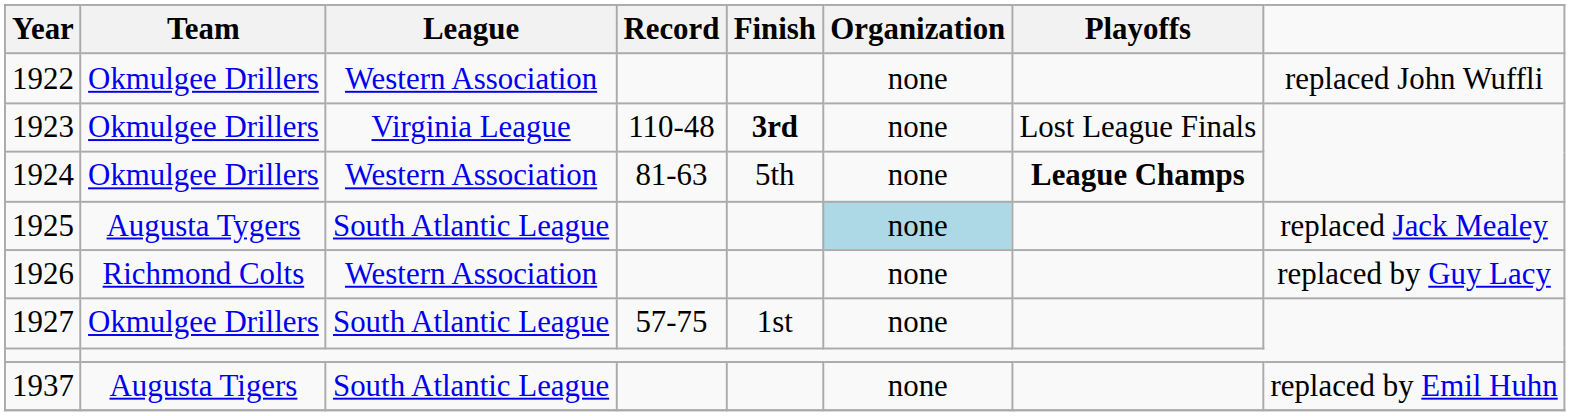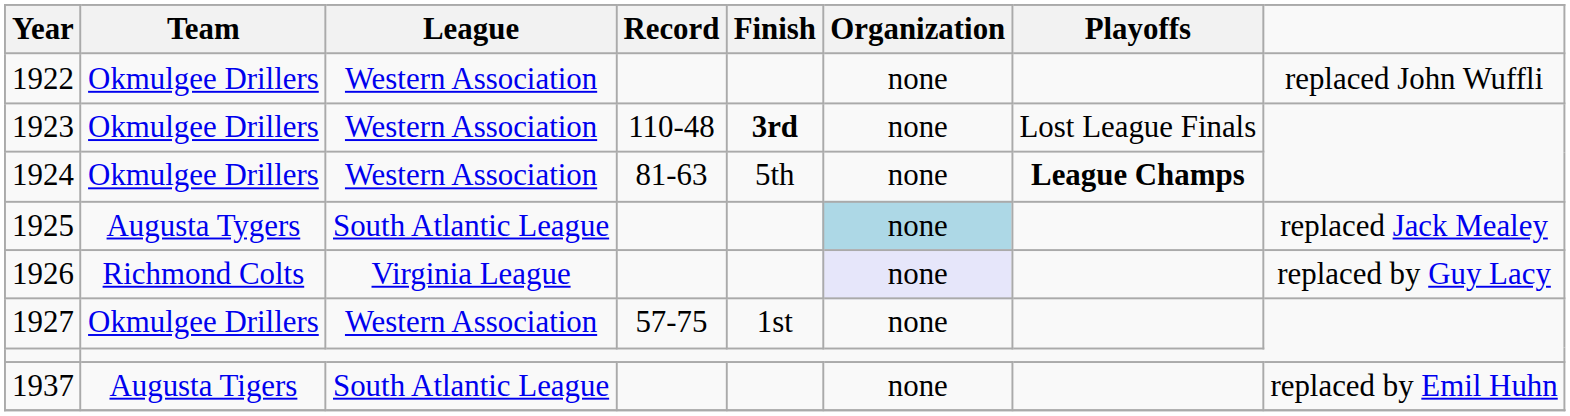(471, 126) Virginia League -> (471, 126) Western Association
(471, 273) Western Association -> (471, 273) Virginia League
(918, 273) no background -> (918, 273) lavender background
(471, 322) South Atlantic League -> (471, 322) Western Association
